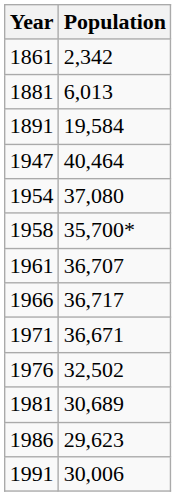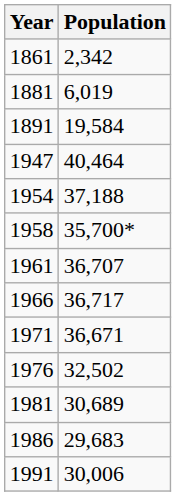(88, 91) 6,013 -> (88, 91) 6,019
(94, 195) 37,080 -> (94, 195) 37,188
(94, 439) 29,623 -> (94, 439) 29,683
